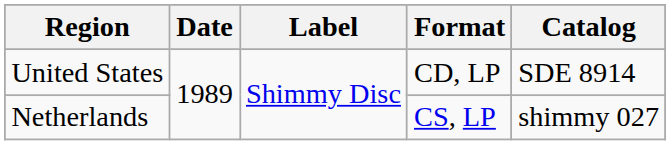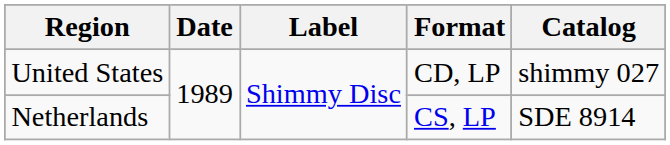(577, 71) SDE 8914 -> (589, 71) shimmy 027
(589, 116) shimmy 027 -> (577, 116) SDE 8914
